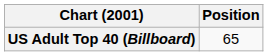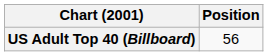(231, 39) 65 -> (231, 39) 56
